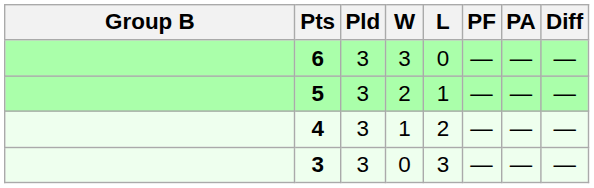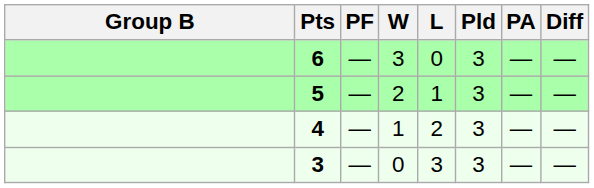columns swapped: (363, 22) <-> (482, 22)
